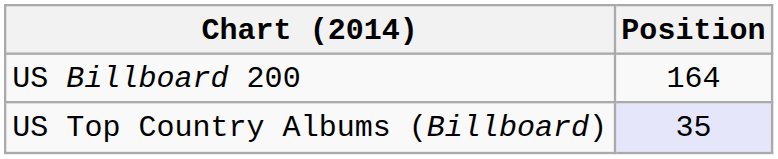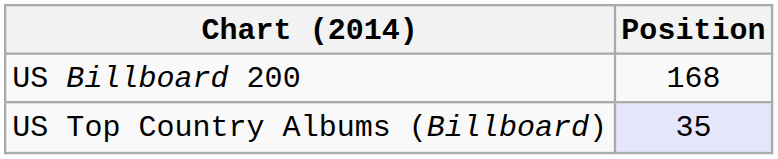(693, 79) 164 -> (693, 79) 168
